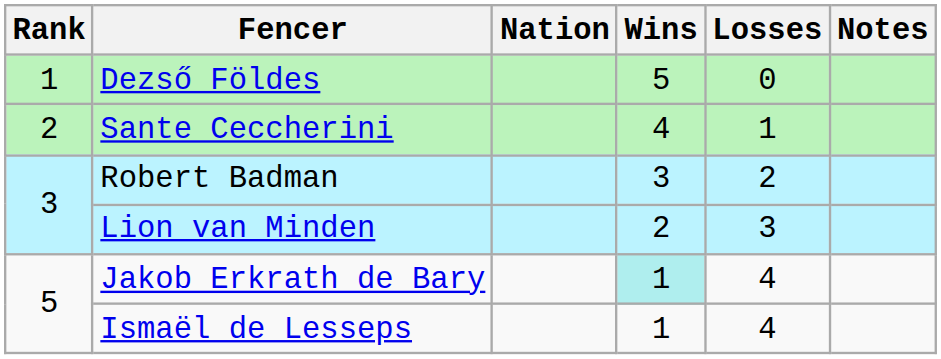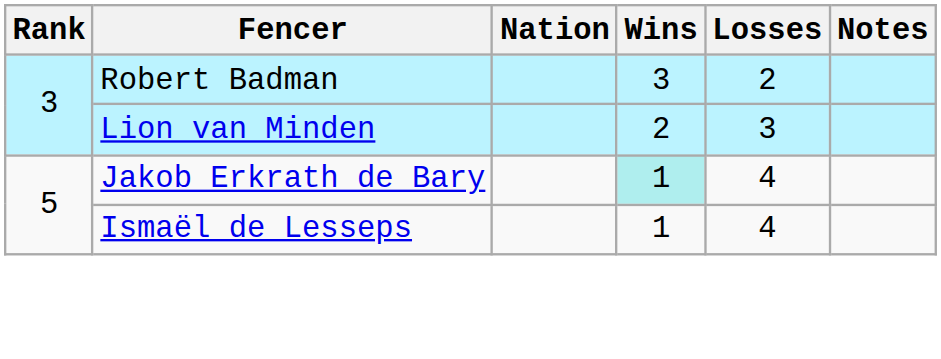- row: (210, 80)
- row: (247, 130)
